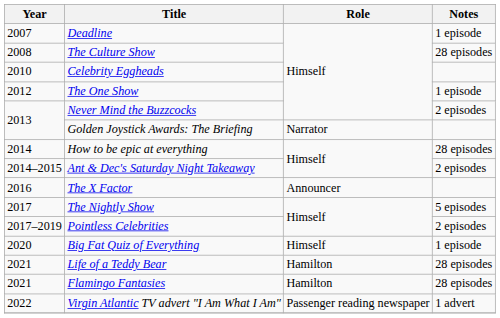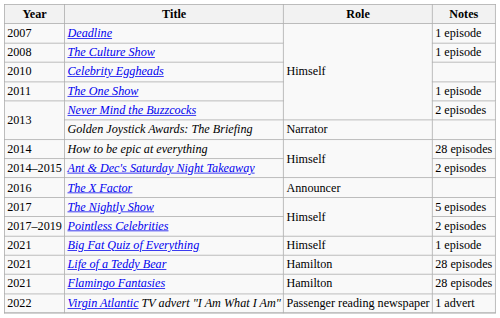(464, 52) 28 episodes -> (458, 52) 1 episode
(19, 91) 2012 -> (19, 91) 2011
(19, 245) 2020 -> (19, 245) 2021
